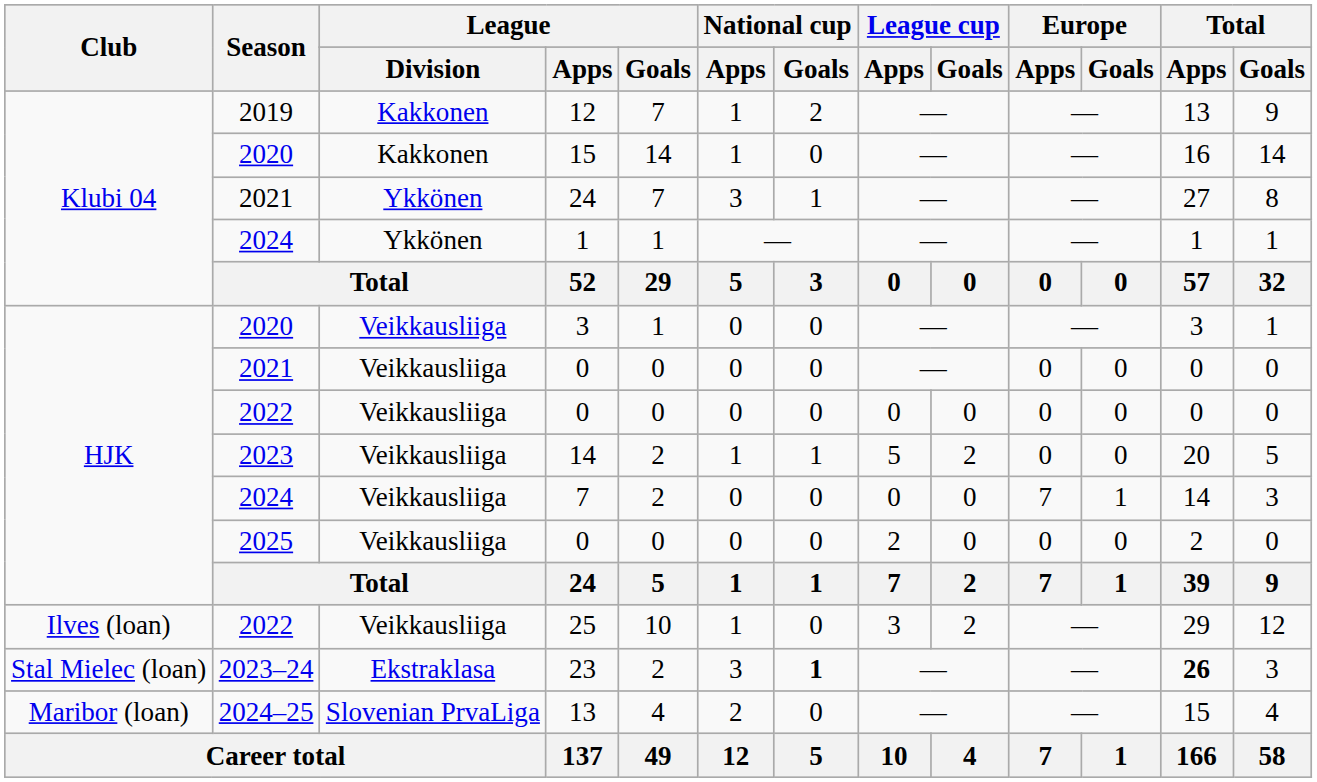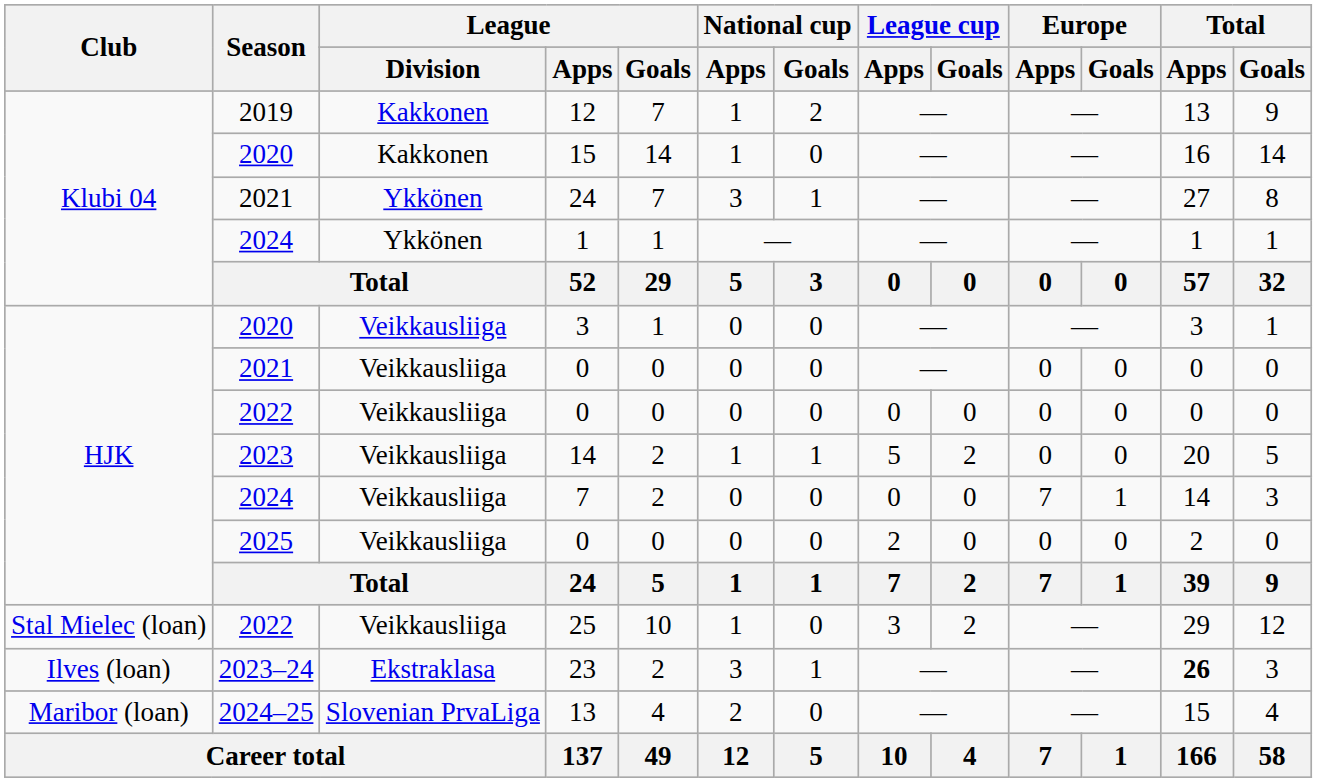(109, 626) Ilves (loan) -> (109, 626) Stal Mielec (loan)
(109, 669) Stal Mielec (loan) -> (109, 669) Ilves (loan)
(816, 669) bold -> (816, 669) normal
